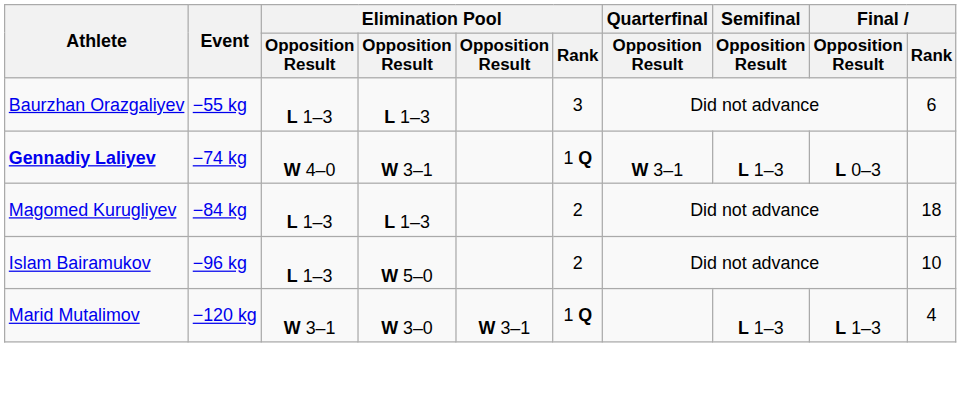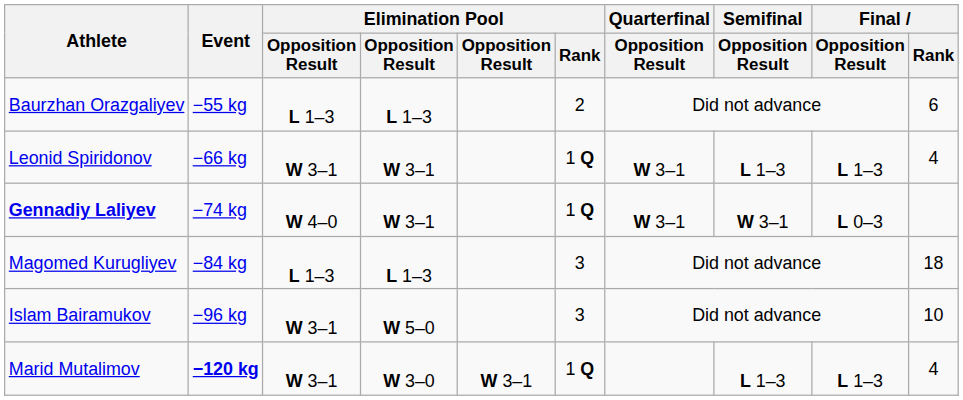(578, 105) 3 -> (580, 105) 2
+ row: (80, 158)
(761, 170) L 1–3 -> (763, 223) W 3–1
(578, 210) 2 -> (580, 263) 3
(310, 275) L 1–3 -> (312, 328) W 3–1
(578, 263) 2 -> (580, 316) 3
(225, 316) normal -> (226, 369) bold
